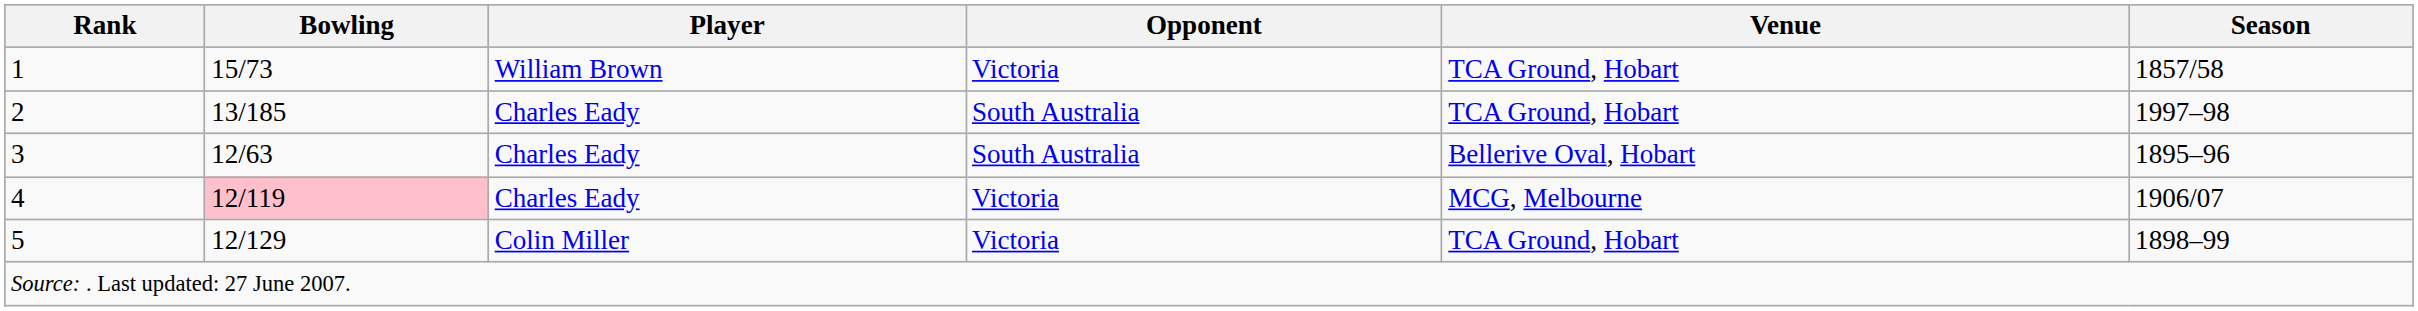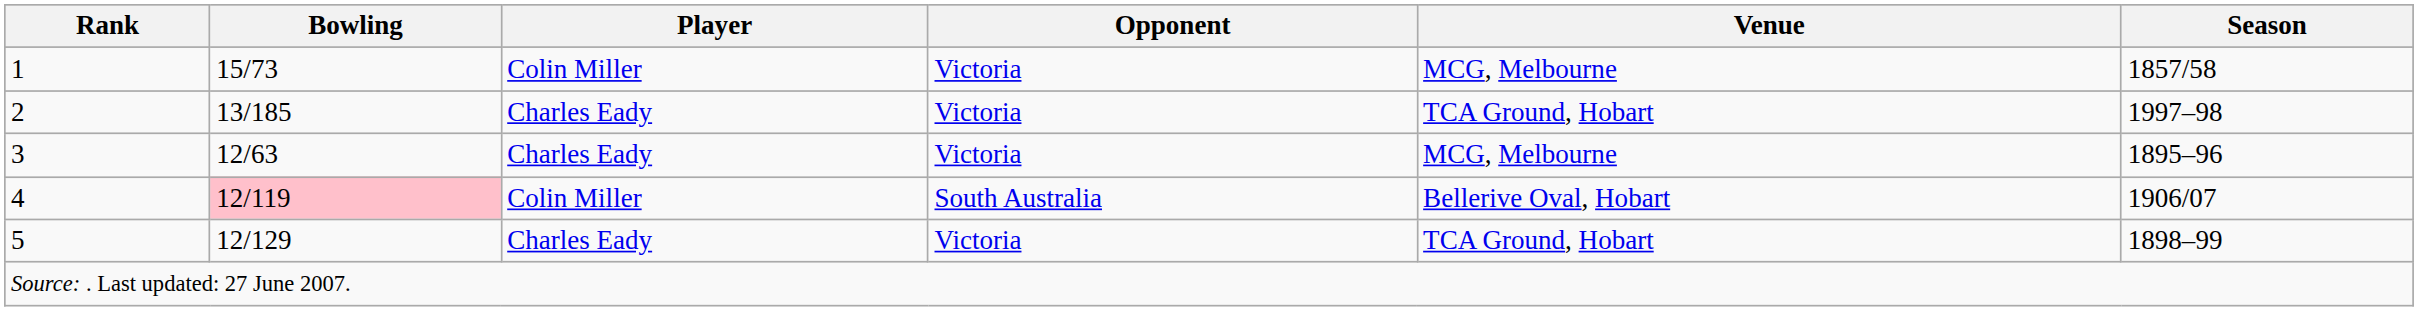(579, 68) William Brown -> (574, 68) Colin Miller
(1564, 68) TCA Ground, Hobart -> (1520, 68) MCG, Melbourne
(1056, 111) South Australia -> (978, 111) Victoria
(1056, 154) South Australia -> (978, 154) Victoria
(1572, 154) Bellerive Oval, Hobart -> (1520, 154) MCG, Melbourne
(567, 197) Charles Eady -> (574, 197) Colin Miller
(1015, 197) Victoria -> (1018, 197) South Australia
(1545, 197) MCG, Melbourne -> (1547, 197) Bellerive Oval, Hobart
(562, 240) Colin Miller -> (580, 240) Charles Eady
